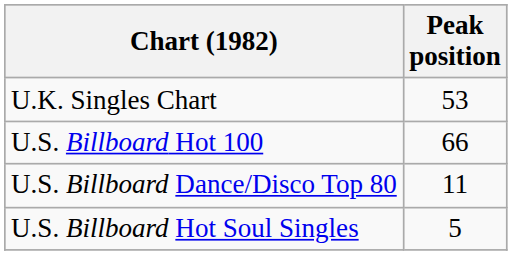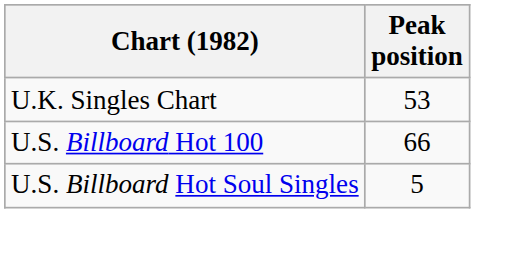- row: (204, 185)
